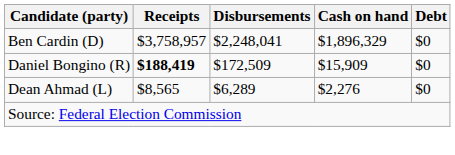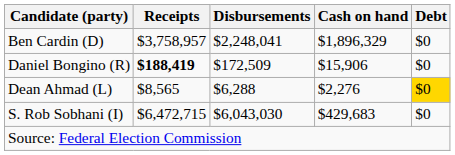(343, 65) $15,909 -> (343, 65) $15,906
(234, 89) $6,289 -> (234, 89) $6,288
(423, 89) no background -> (423, 89) gold background
+ row: (66, 114)
